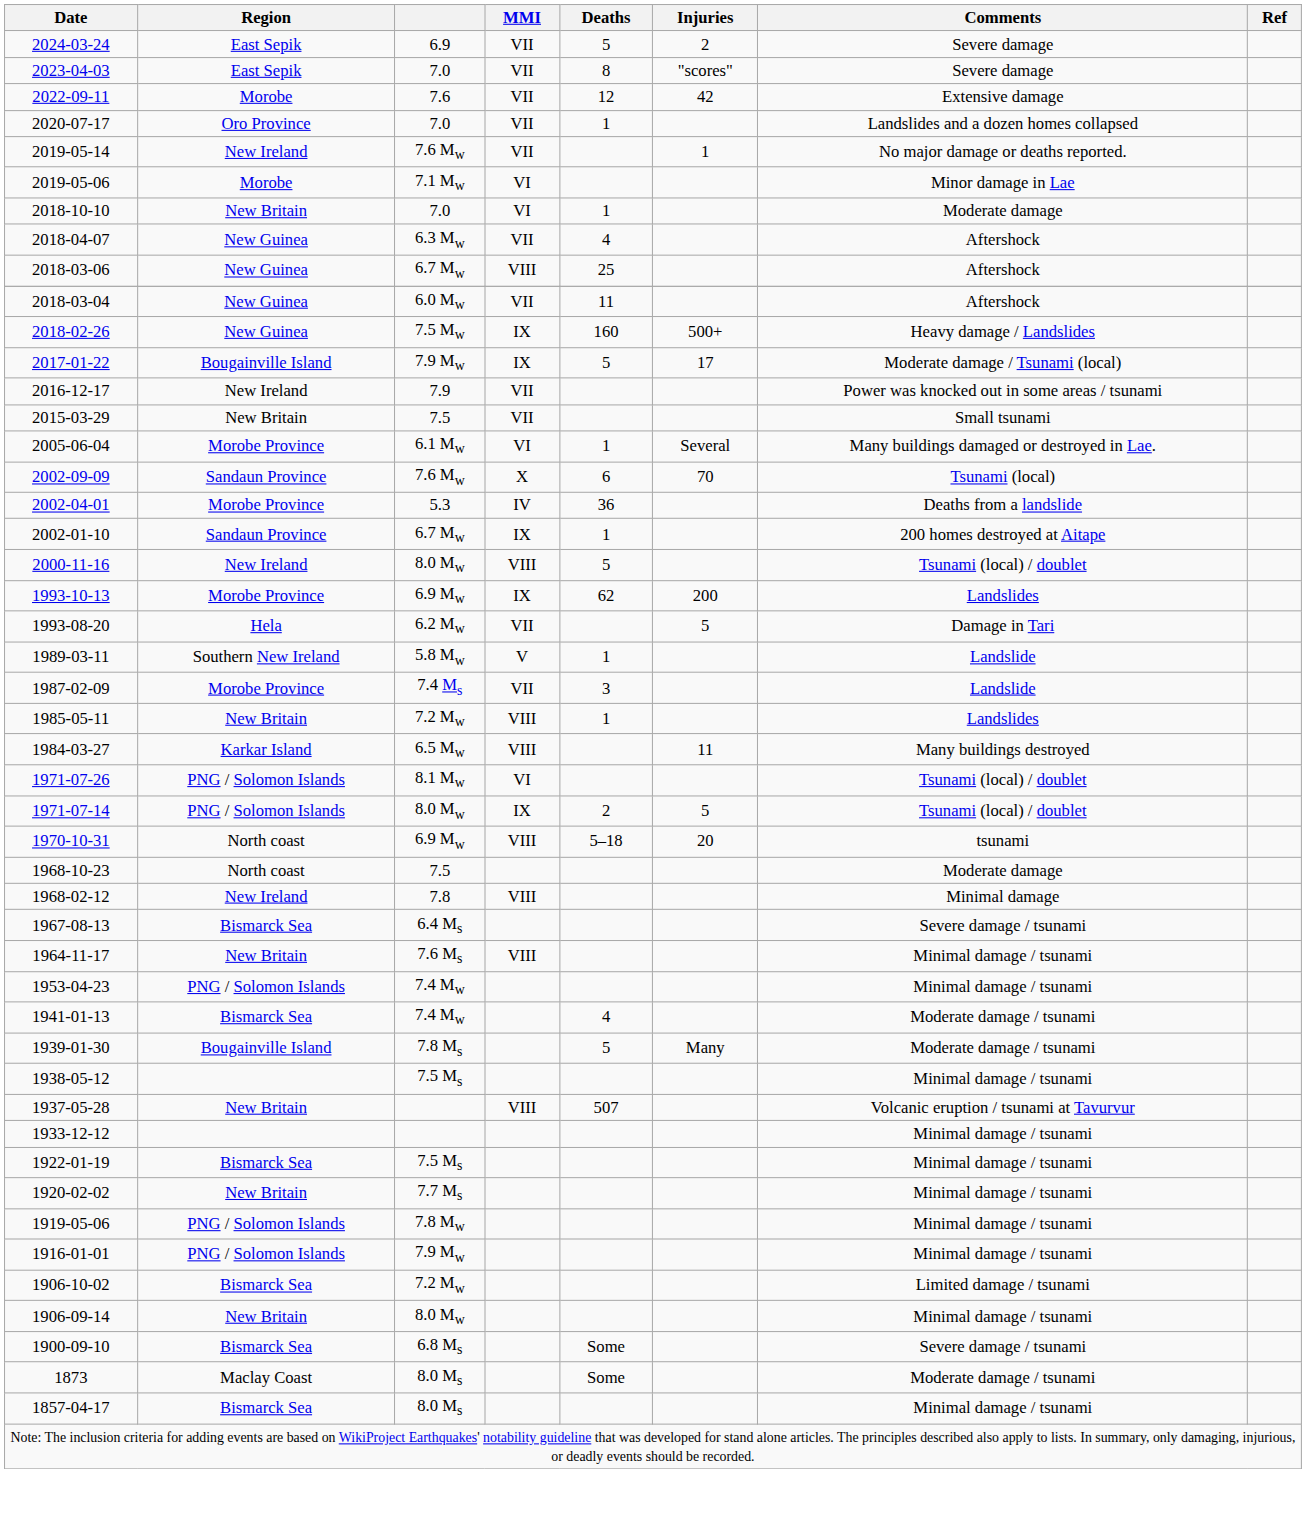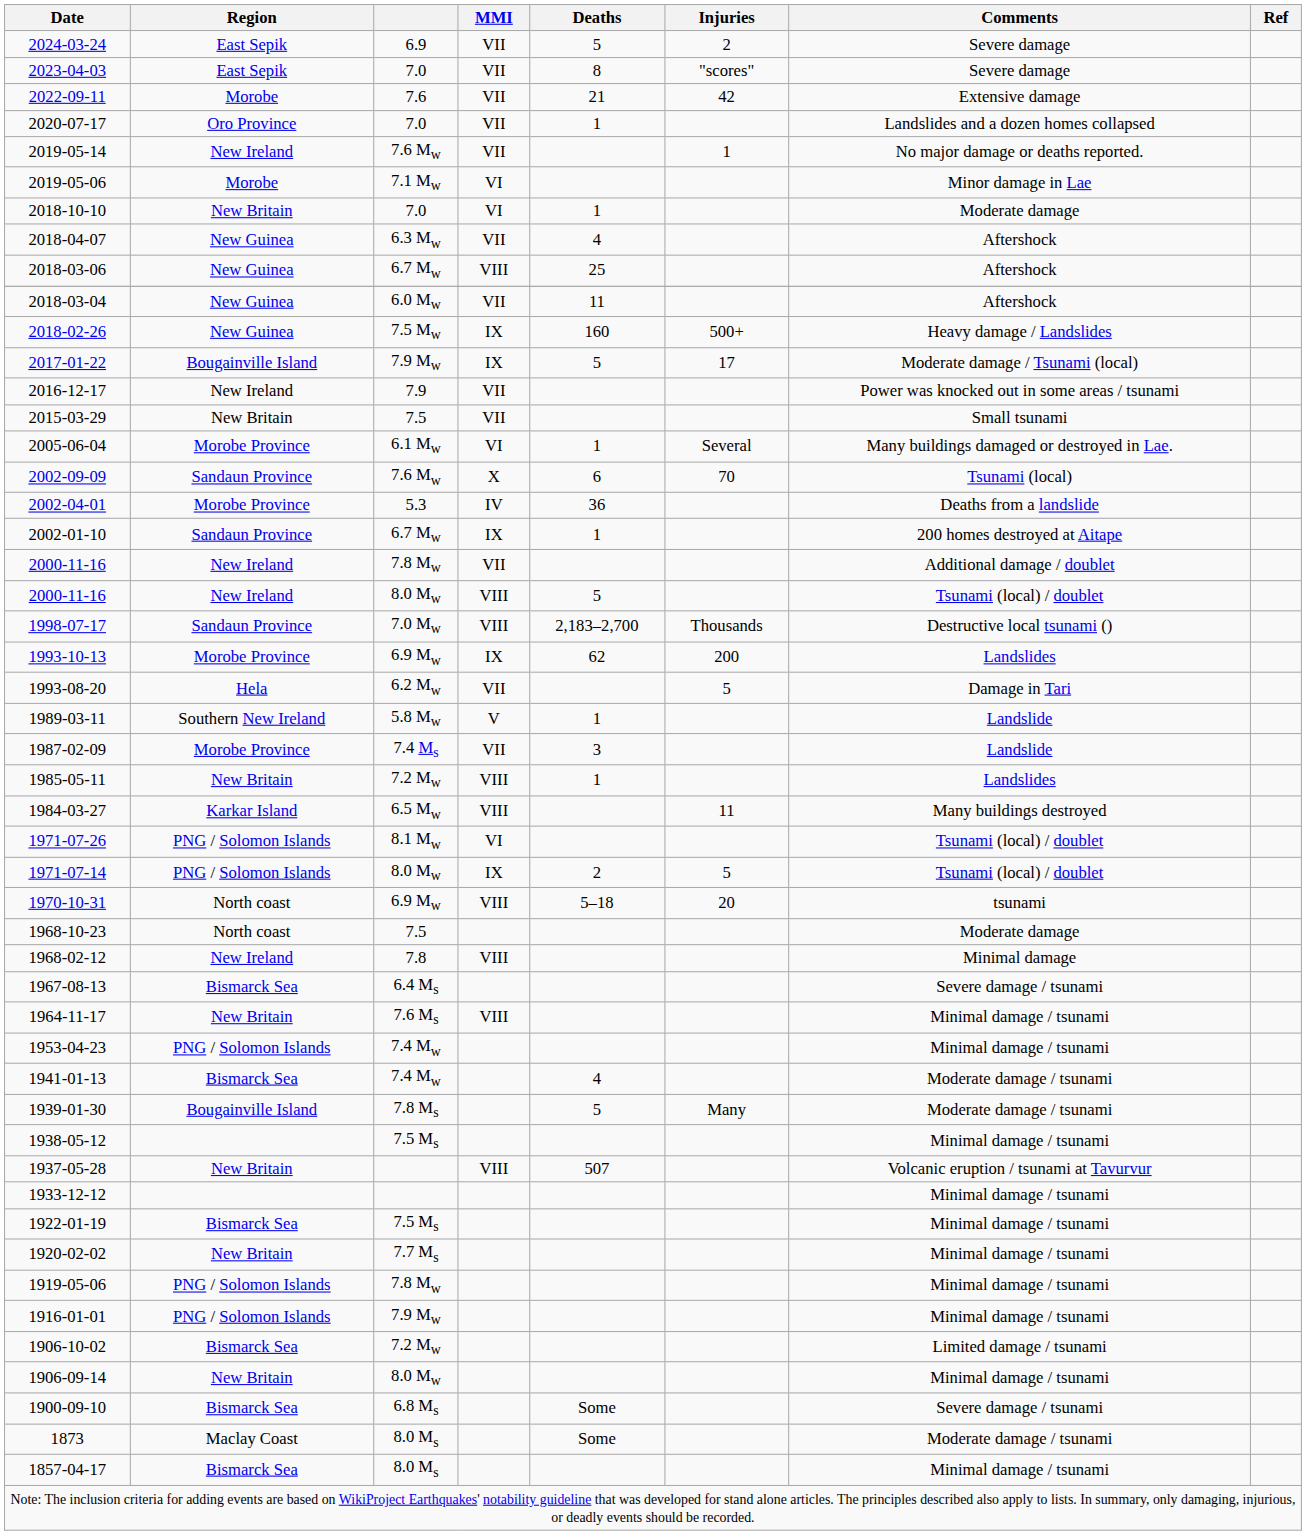(606, 96) 12 -> (597, 96) 21
+ row: (67, 564)
+ row: (67, 626)
